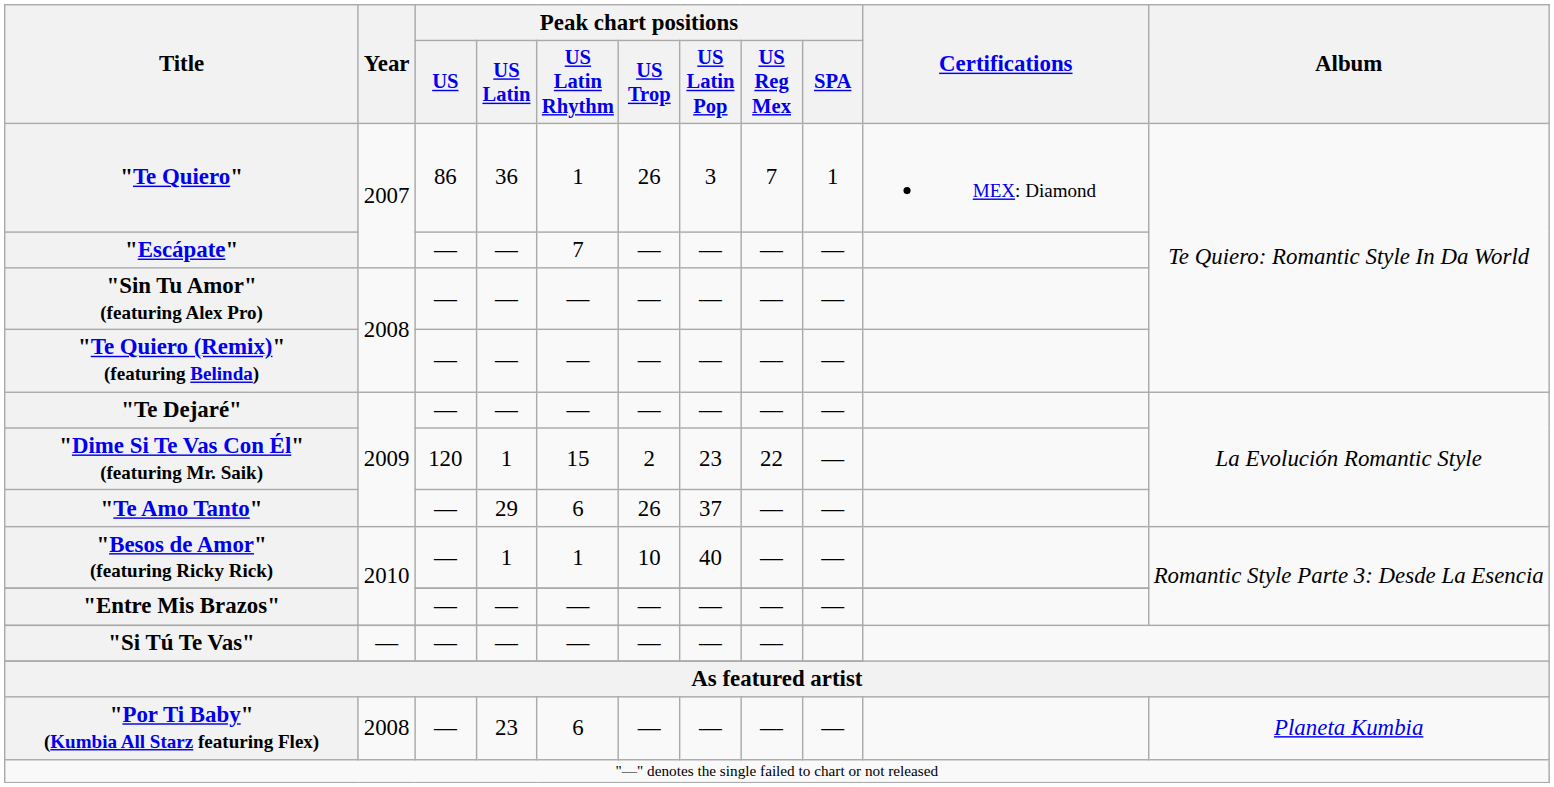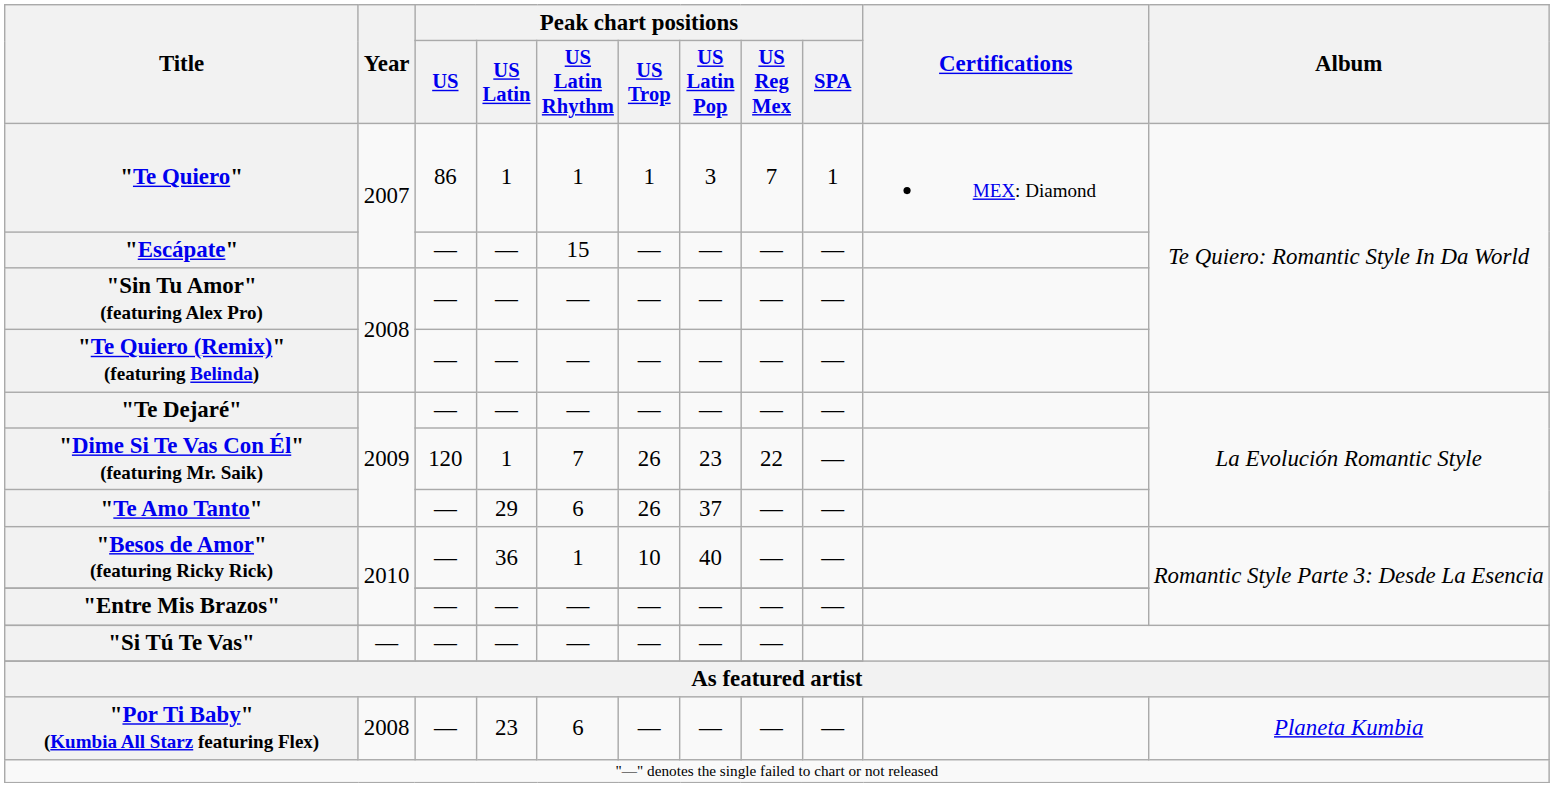(506, 177) 36 -> (506, 177) 1
(649, 177) 26 -> (649, 177) 1
(578, 249) 7 -> (578, 249) 15
(578, 458) 15 -> (578, 458) 7
(649, 458) 2 -> (649, 458) 26
(506, 557) 1 -> (506, 557) 36
